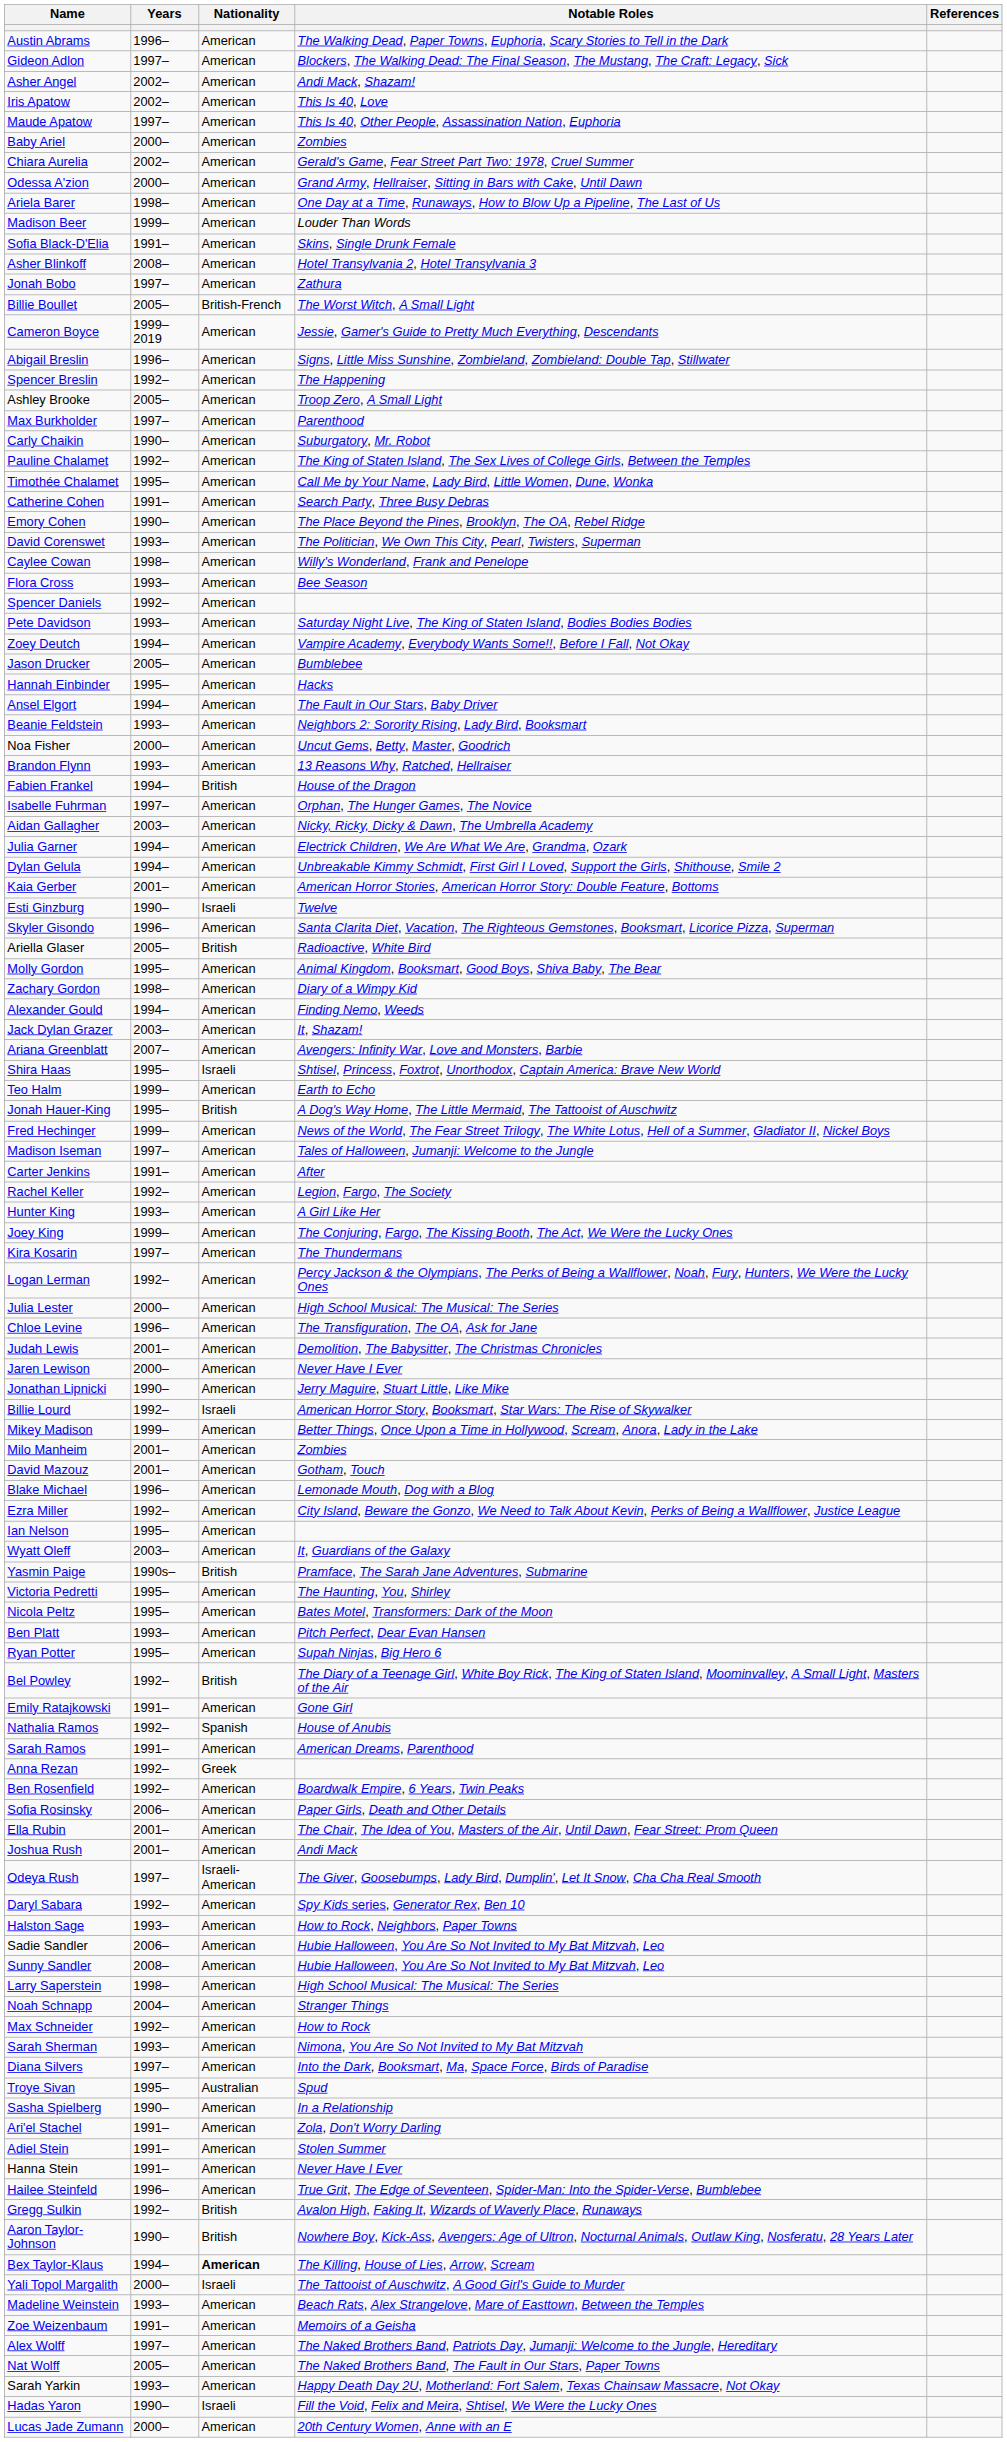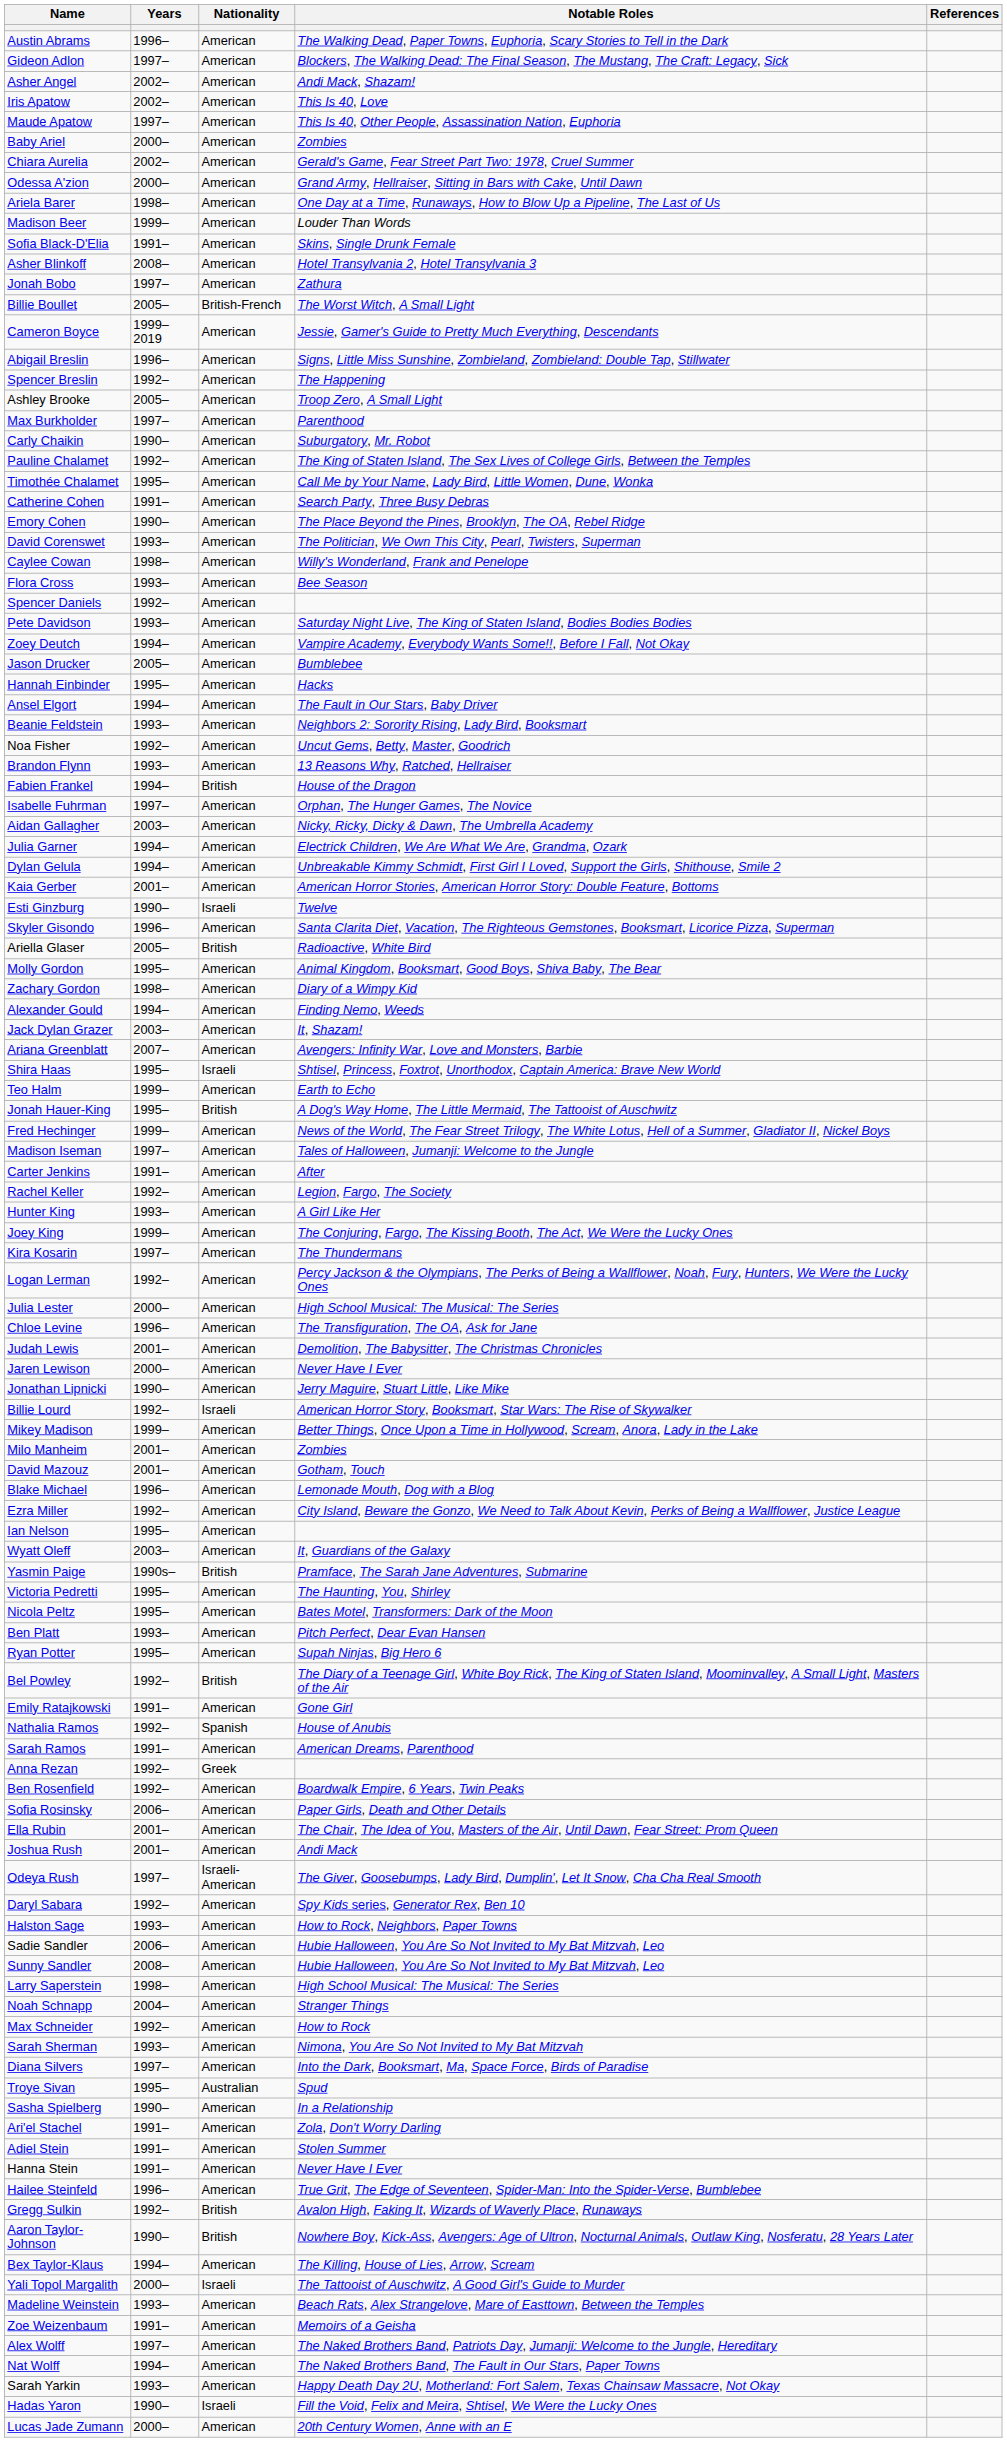(151, 745) 2000– -> (151, 745) 1992–
(231, 2264) bold -> (228, 2264) normal
(151, 2366) 2005– -> (151, 2366) 1994–
